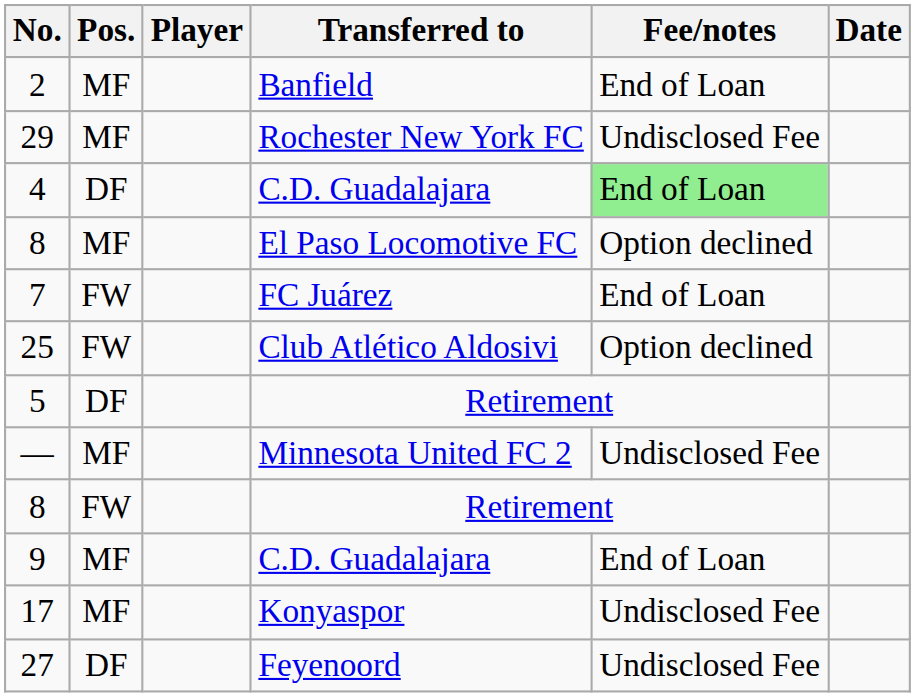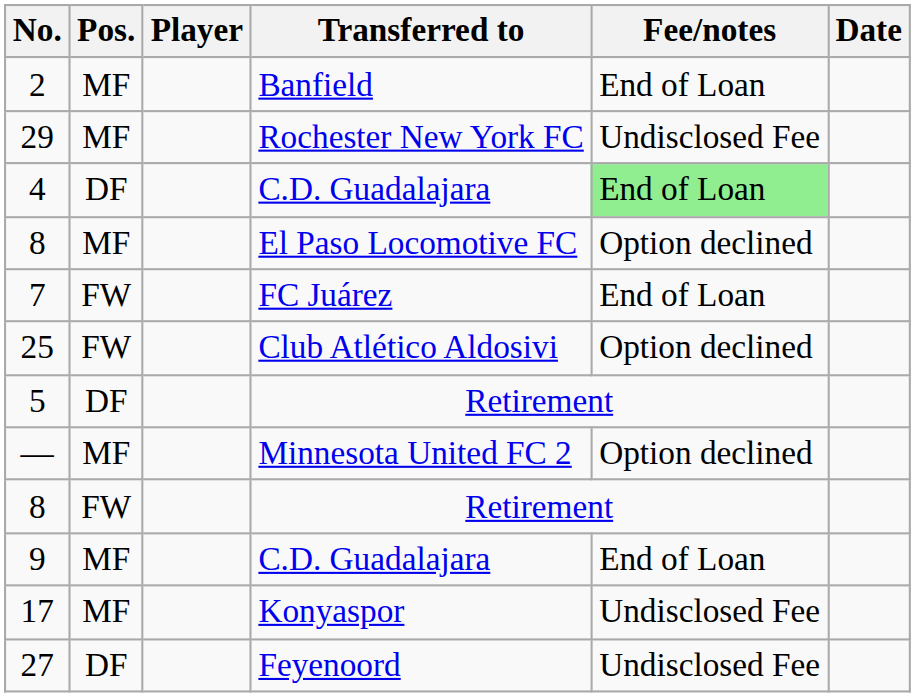(710, 453) Undisclosed Fee -> (706, 453) Option declined
